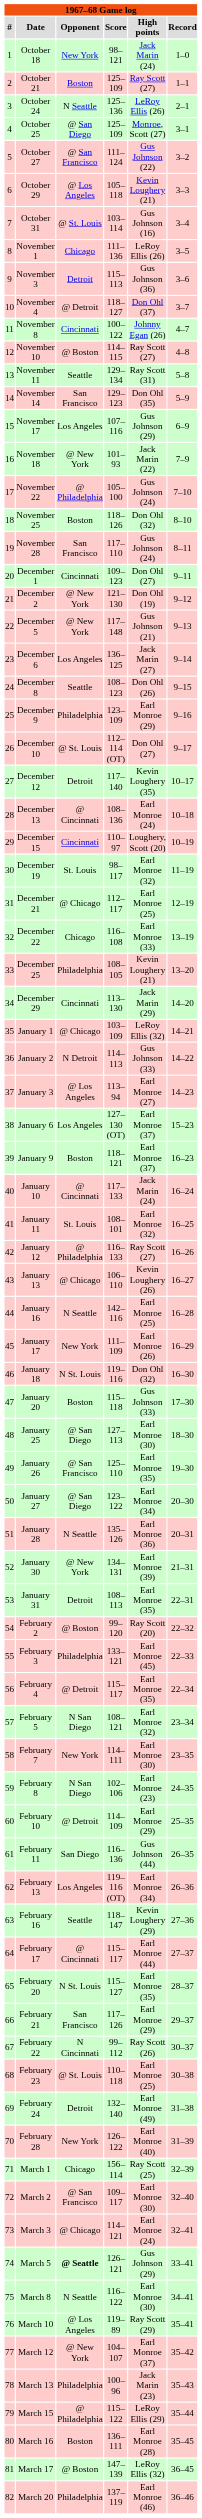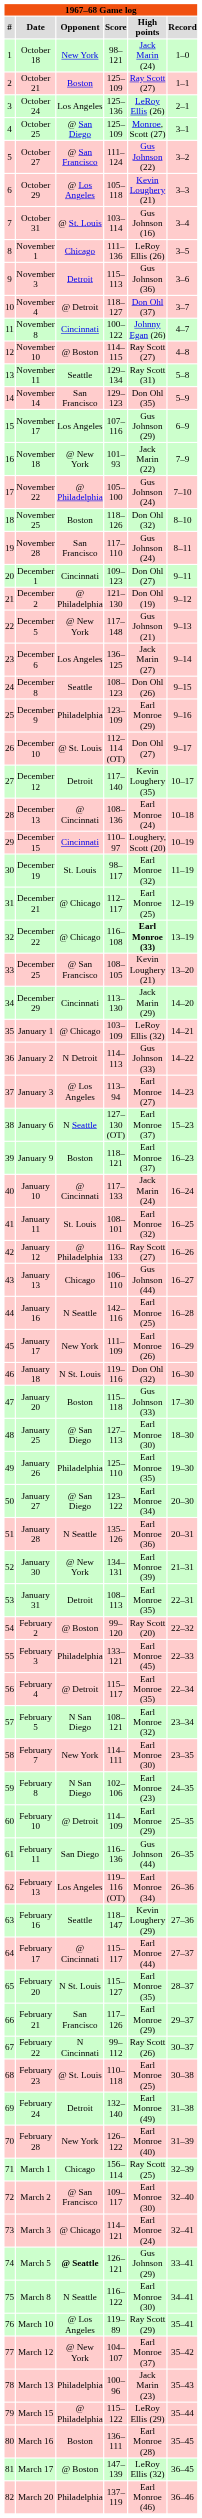(80, 106) N Seattle -> (80, 106) Los Angeles
(80, 598) @ New York -> (80, 598) @ Philadelphia
(80, 936) Chicago -> (80, 936) @ Chicago
(147, 936) normal -> (147, 936) bold
(80, 969) Philadelphia -> (80, 969) @ San Francisco
(80, 1124) Los Angeles -> (80, 1124) N Seattle
(80, 1280) @ Chicago -> (80, 1280) Chicago
(147, 1280) Kevin Loughery (26) -> (147, 1280) Gus Johnson (44)
(80, 1468) @ San Francisco -> (80, 1468) Philadelphia
